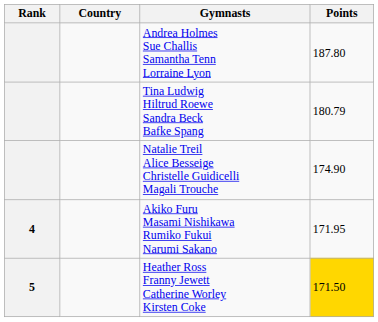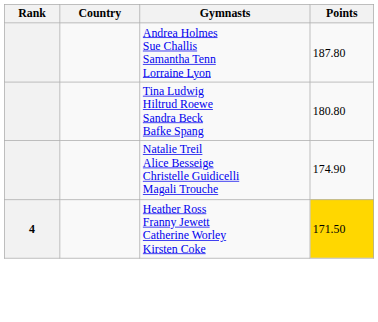(329, 111) 180.79 -> (329, 111) 180.80
- row: (189, 228)
(32, 287) 5 -> (32, 228) 4
